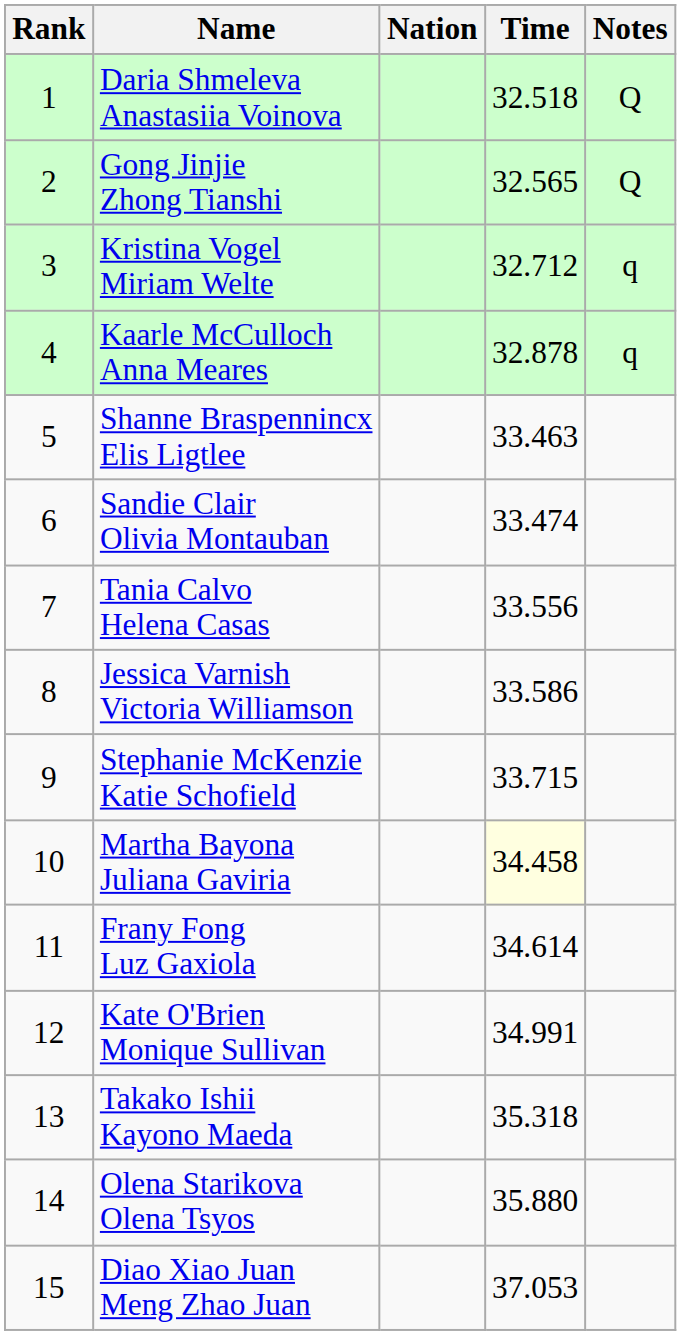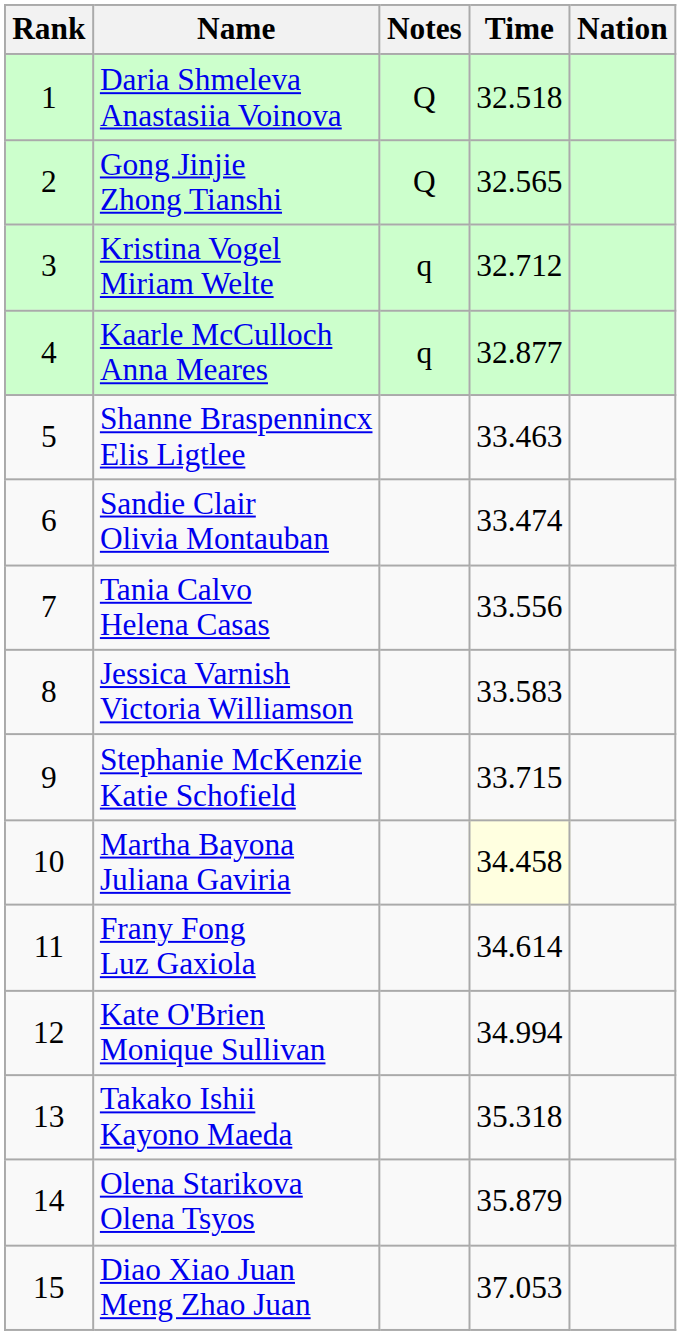columns swapped: (432, 29) <-> (630, 29)
(535, 351) 32.878 -> (519, 351) 32.877
(535, 691) 33.586 -> (519, 691) 33.583
(535, 1031) 34.991 -> (519, 1031) 34.994
(535, 1201) 35.880 -> (519, 1201) 35.879
